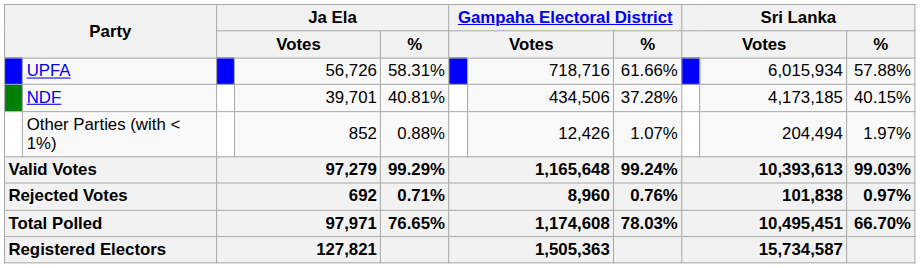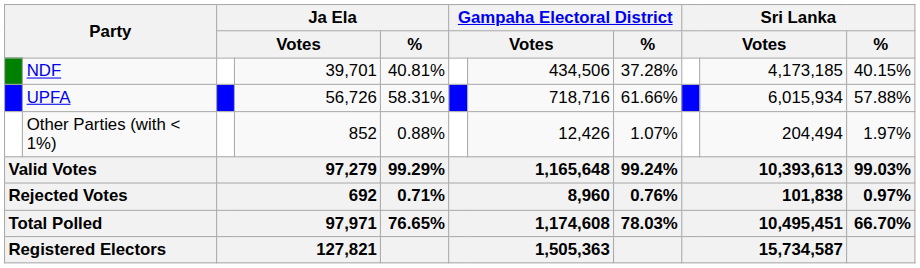rows swapped: (49, 71) <-> (44, 97)
